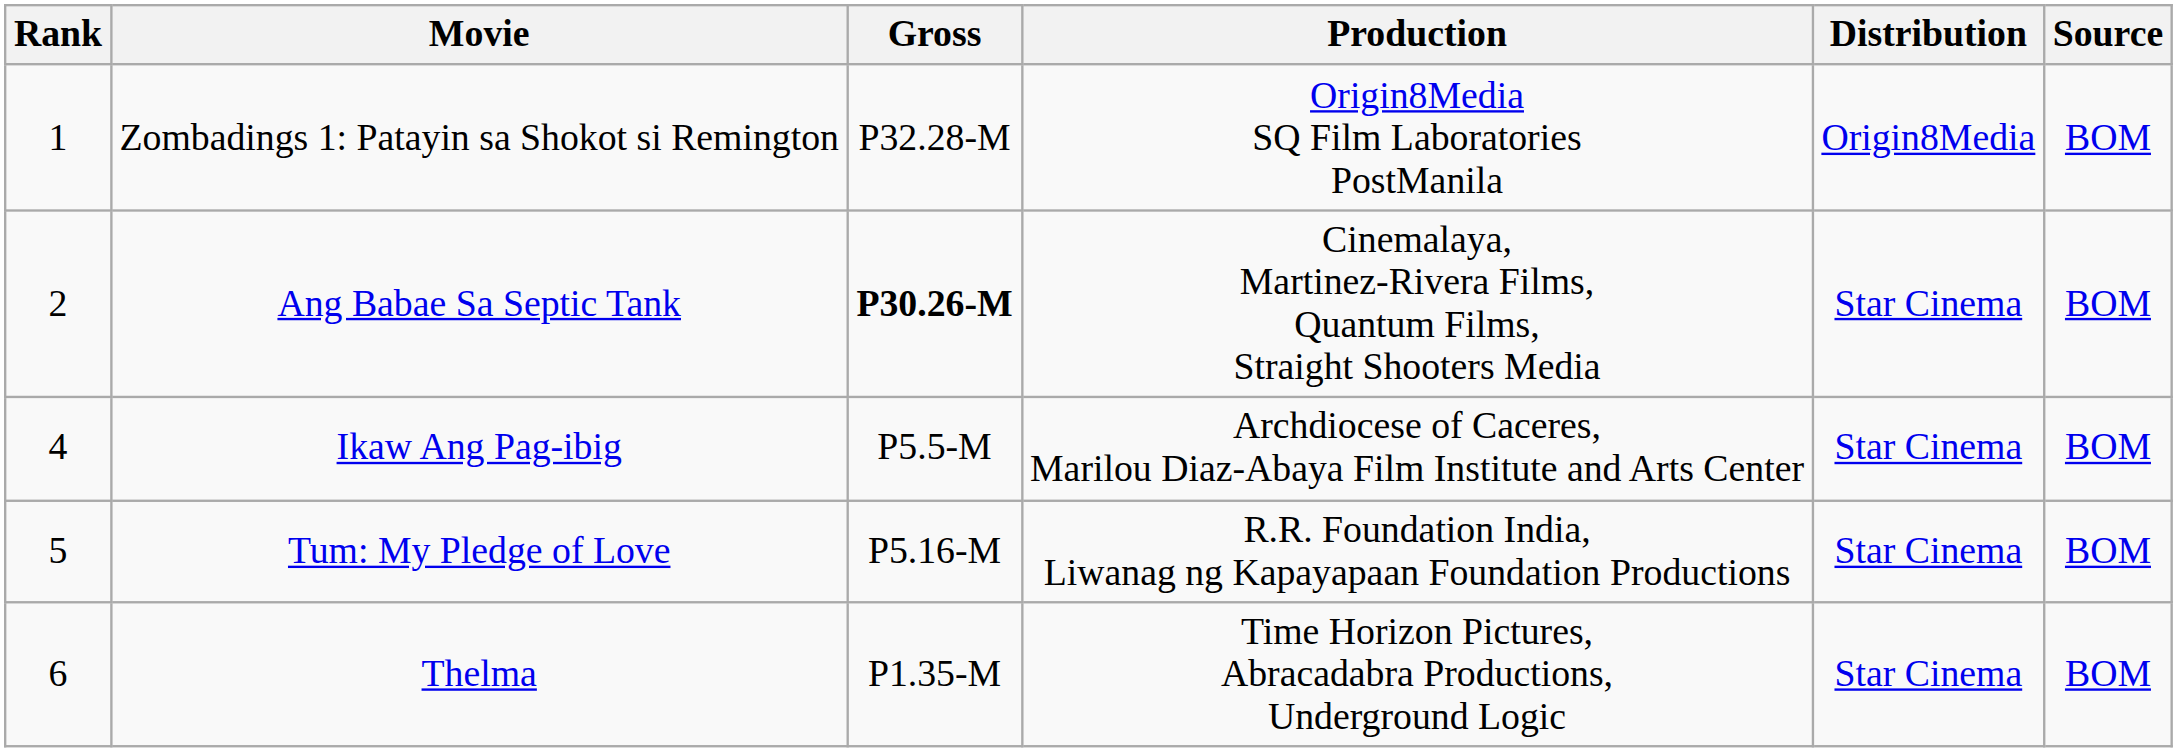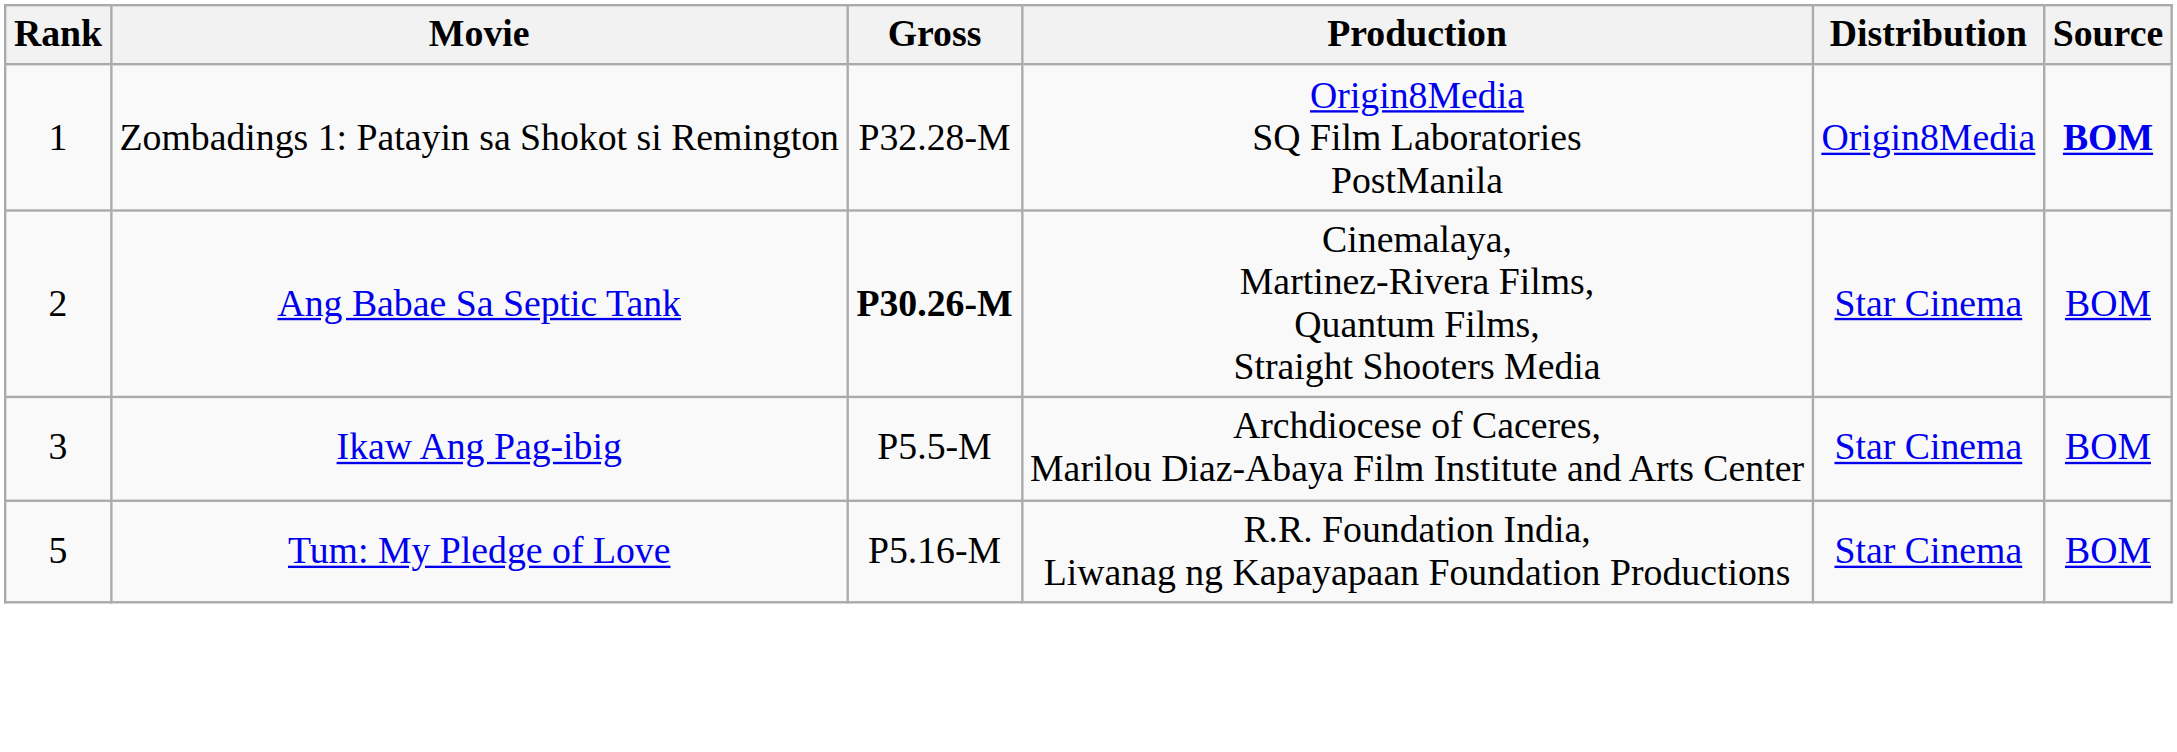(2108, 136) normal -> (2108, 136) bold
(58, 447) 4 -> (58, 447) 3
- row: (479, 673)
